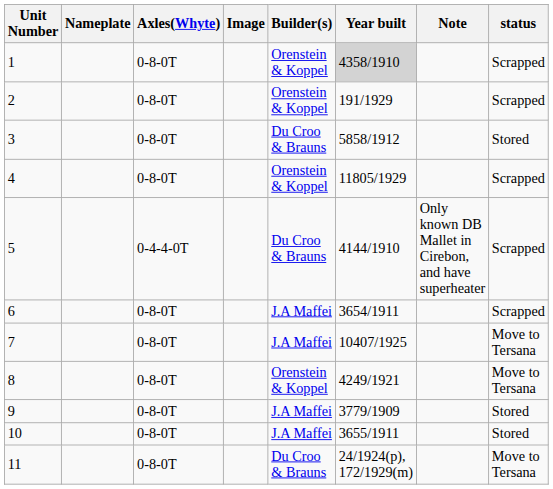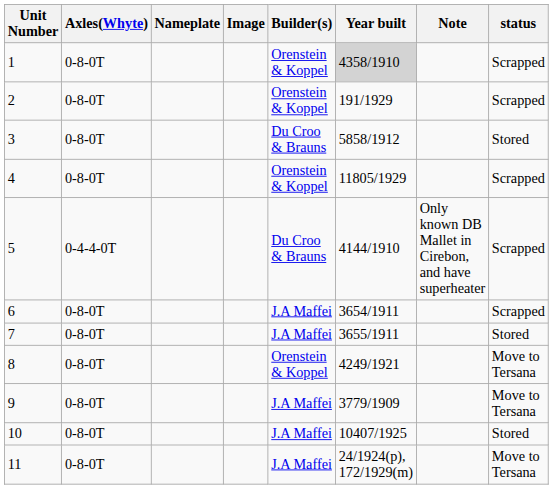columns swapped: (98, 23) <-> (179, 23)
(373, 342) 10407/1925 -> (369, 334) 3655/1911
(516, 342) Move to Tersana -> (510, 334) Stored
(510, 411) Stored -> (516, 403) Move to Tersana
(369, 433) 3655/1911 -> (373, 433) 10407/1925
(299, 464) Du Croo & Brauns -> (302, 464) J.A Maffei
